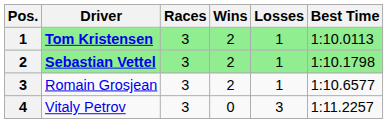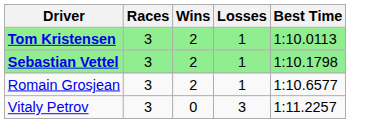- column: (23, 16)
